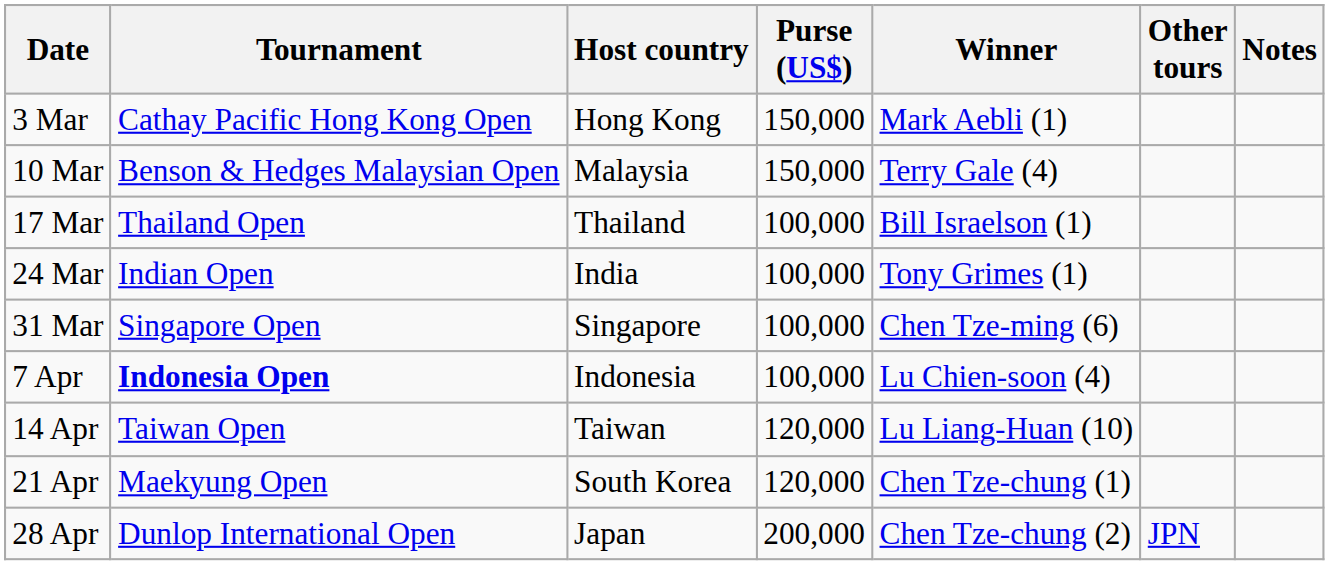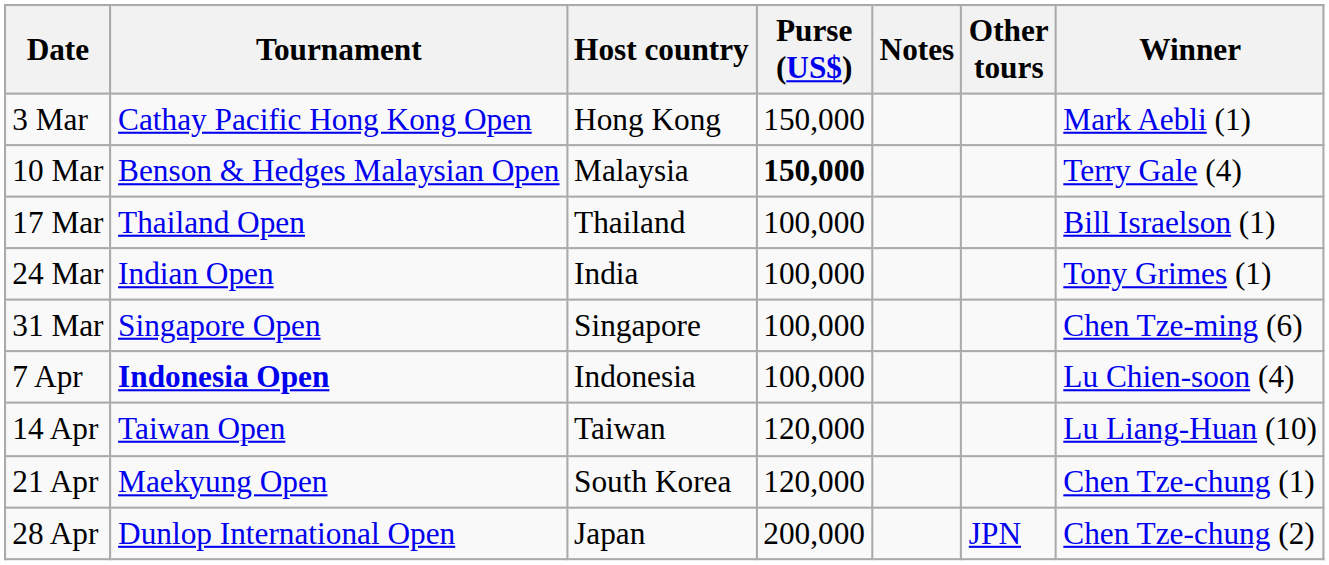columns swapped: (1006, 49) <-> (1280, 49)
(814, 170) normal -> (814, 170) bold
